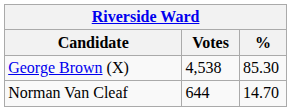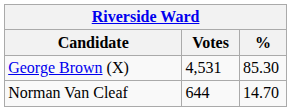(204, 67) 4,538 -> (204, 67) 4,531
